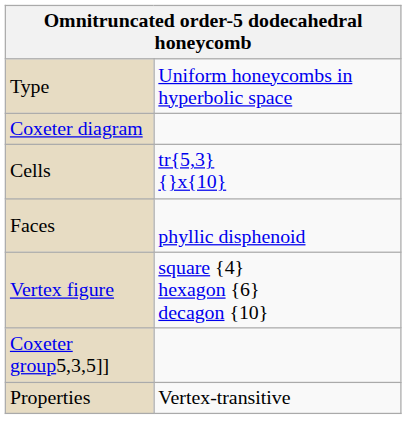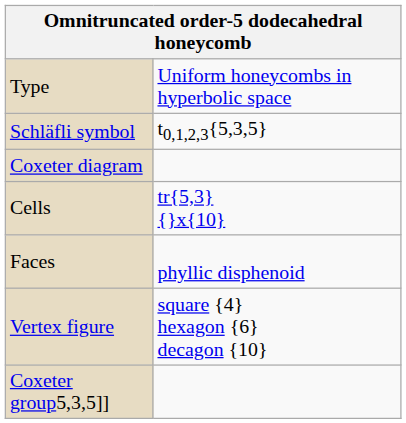+ row: (72, 131)
- row: (50, 397)
